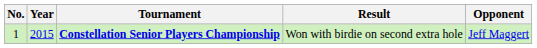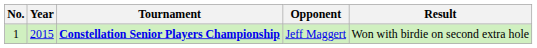columns swapped: (499, 14) <-> (374, 14)
